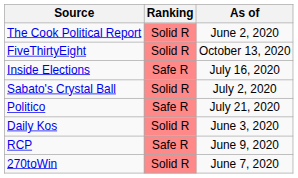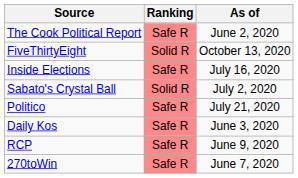(170, 32) Solid R -> (170, 32) Safe R
(170, 126) Solid R -> (170, 126) Safe R
(170, 164) Solid R -> (170, 164) Safe R
